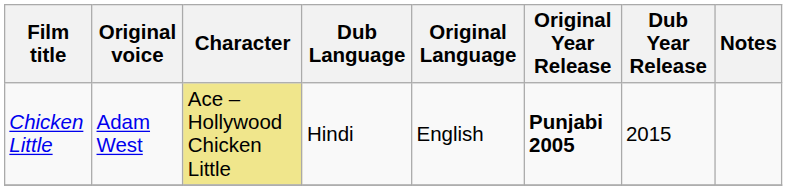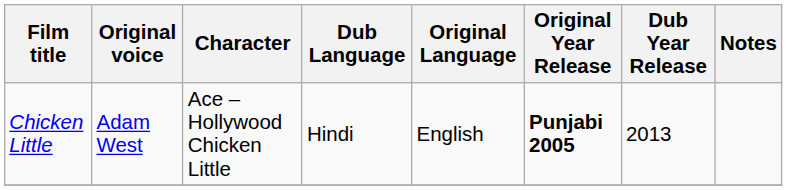(235, 133) khaki background -> (235, 133) no background
(649, 133) 2015 -> (649, 133) 2013
